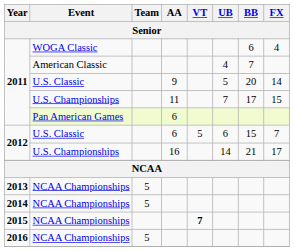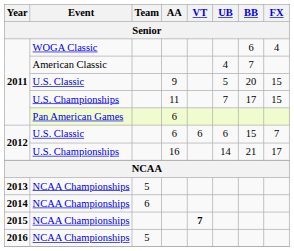(277, 82) 14 -> (277, 82) 15
(200, 134) 5 -> (200, 134) 6
(147, 203) 5 -> (147, 203) 6
